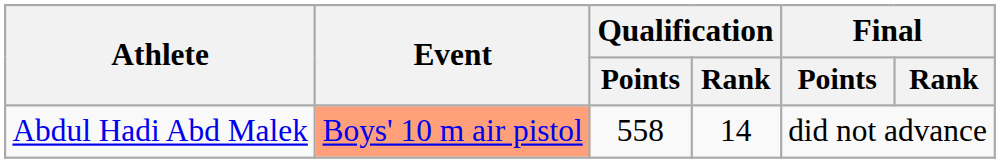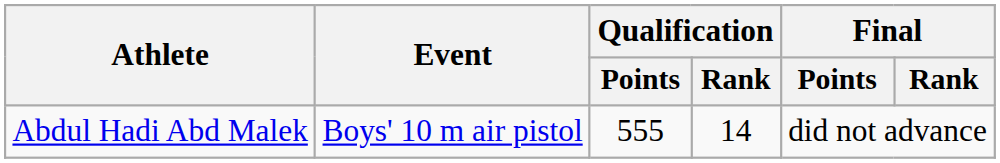(453, 131) lightsalmon background -> (453, 131) no background
(640, 131) 558 -> (640, 131) 555
